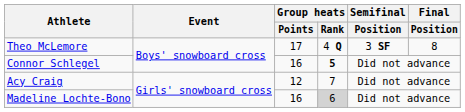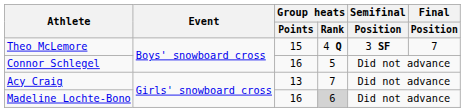(296, 46) 17 -> (296, 46) 15
(434, 46) 8 -> (434, 46) 7
(332, 64) bold -> (332, 64) normal
(296, 81) 12 -> (296, 81) 13
